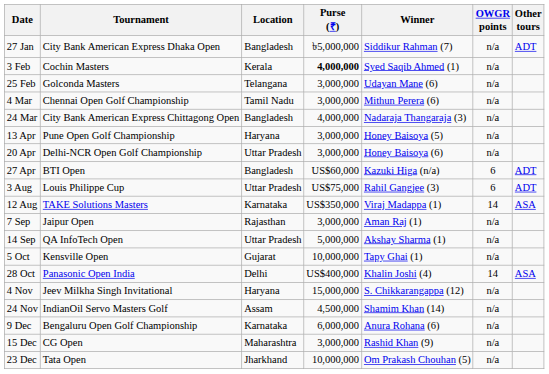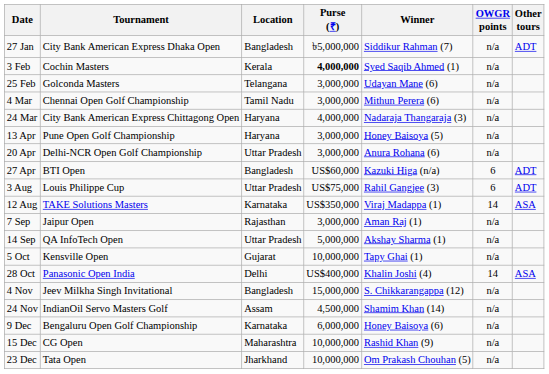(269, 118) Bangladesh -> (262, 118) Haryana
(404, 153) Honey Baisoya (6) -> (402, 153) Anura Rohana (6)
(262, 291) Haryana -> (269, 291) Bangladesh
(402, 325) Anura Rohana (6) -> (404, 325) Honey Baisoya (6)
(338, 343) 3,000,000 -> (335, 343) 10,000,000
